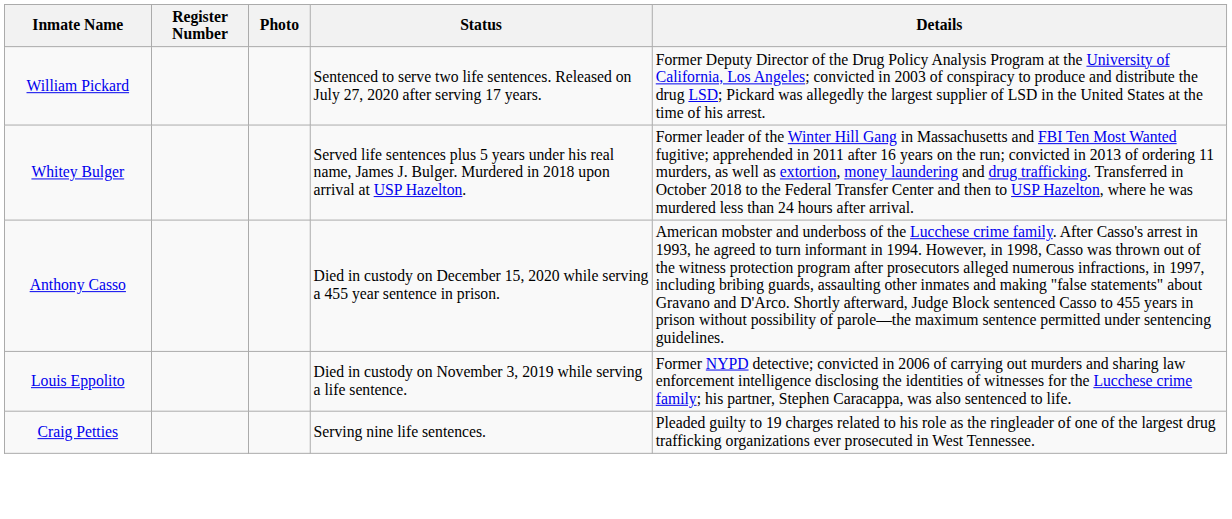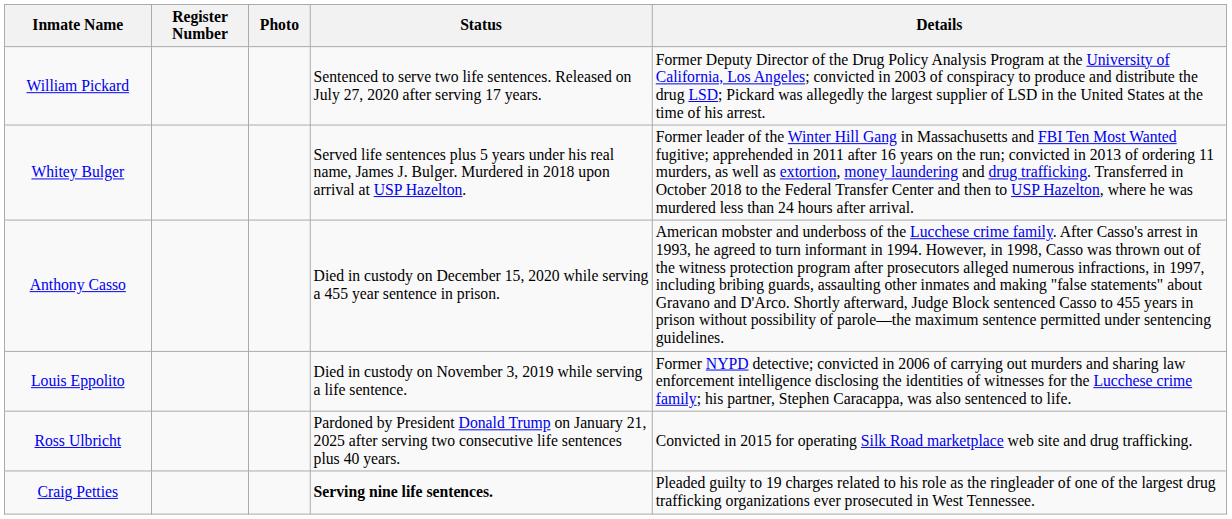+ row: (78, 441)
(400, 432) normal -> (403, 492) bold
